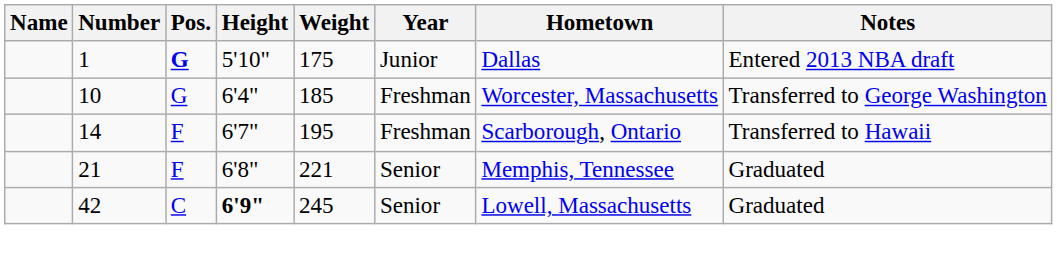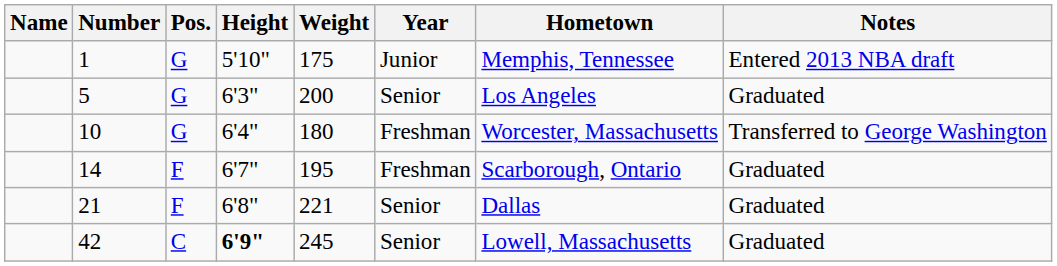(180, 59) bold -> (179, 59) normal
(511, 59) Dallas -> (578, 59) Memphis, Tennessee
+ row: (84, 95)
(316, 95) 185 -> (316, 132) 180
(830, 132) Transferred to Hawaii -> (777, 168) Graduated
(578, 168) Memphis, Tennessee -> (511, 205) Dallas
